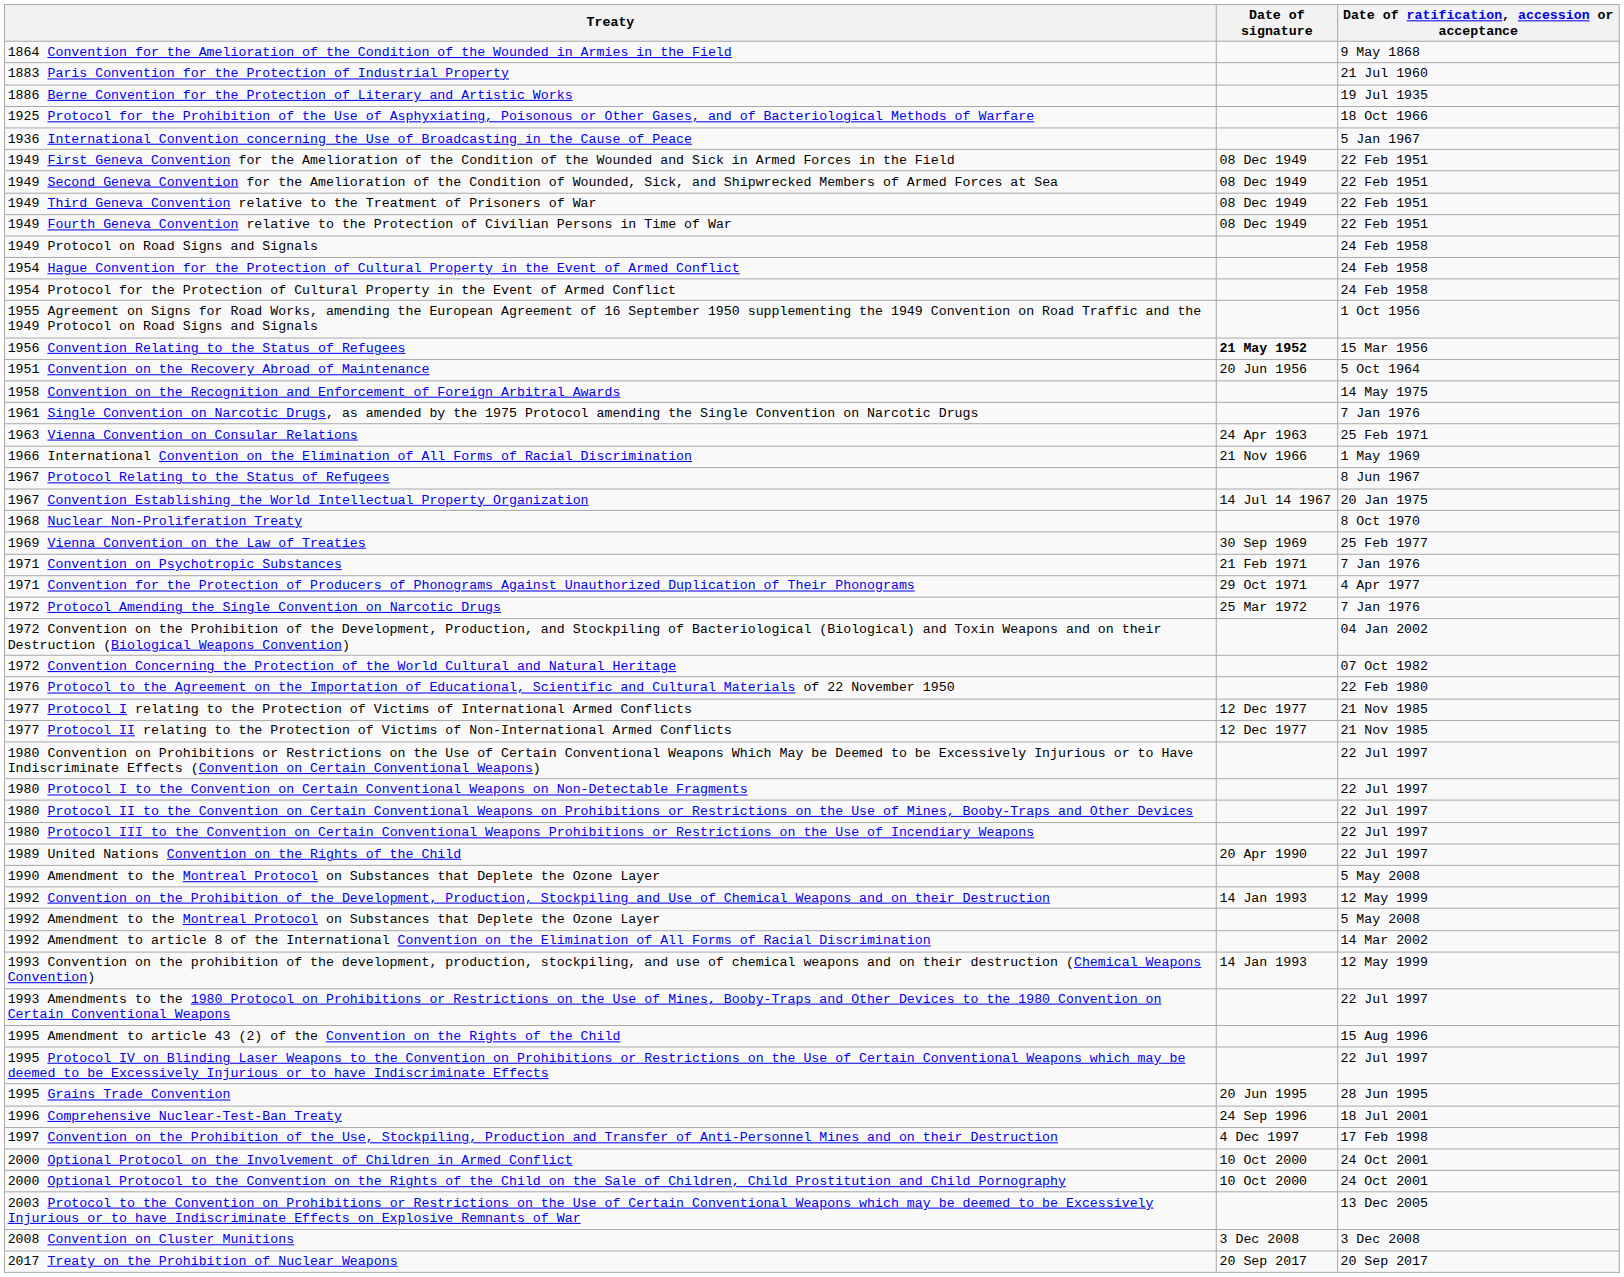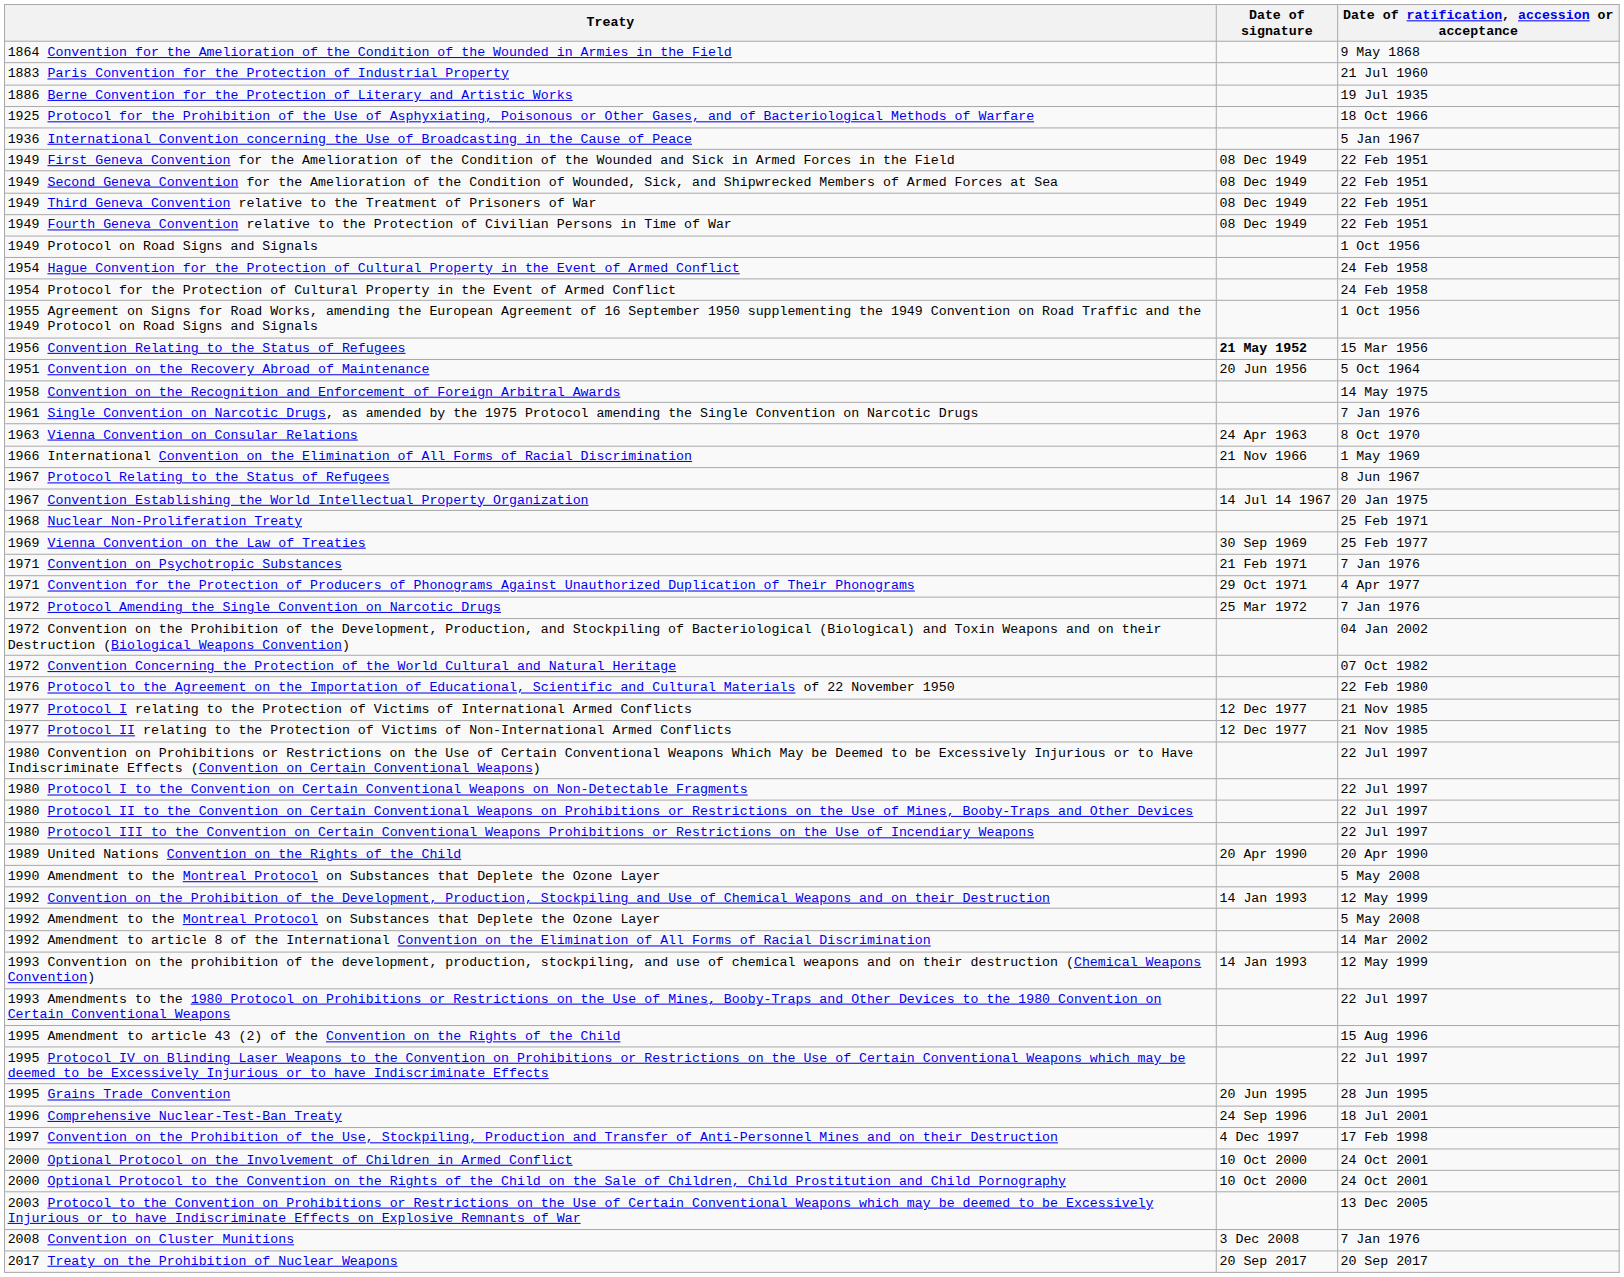(1384, 247) 24 Feb 1958 -> (1380, 247) 1 Oct 1956
(1384, 435) 25 Feb 1971 -> (1380, 435) 8 Oct 1970
(1380, 521) 8 Oct 1970 -> (1384, 521) 25 Feb 1971
(1384, 855) 22 Jul 1997 -> (1384, 855) 20 Apr 1990
(1380, 1240) 3 Dec 2008 -> (1380, 1240) 7 Jan 1976
